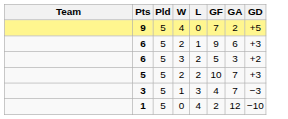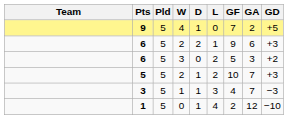+ column: (198, 12)
